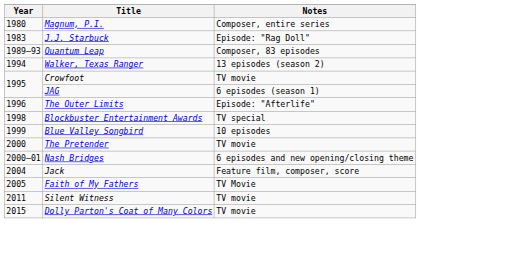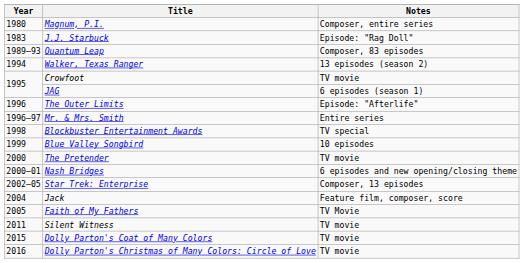+ row: (84, 118)
+ row: (96, 185)
+ row: (180, 251)
